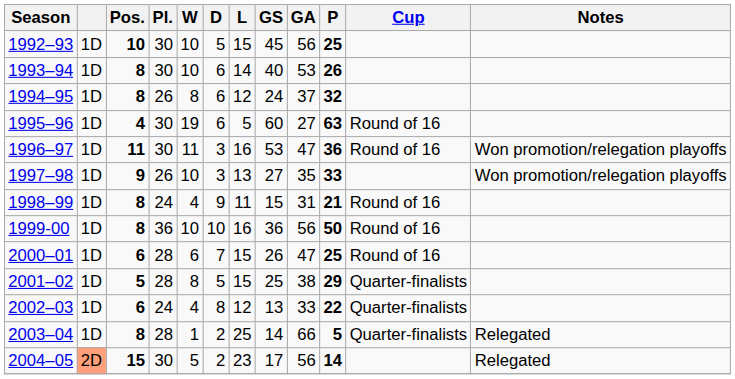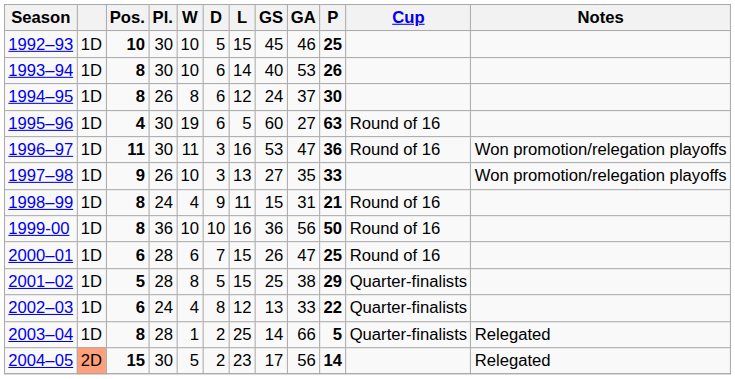(307, 44) 56 -> (307, 44) 46
(333, 96) 32 -> (333, 96) 30
